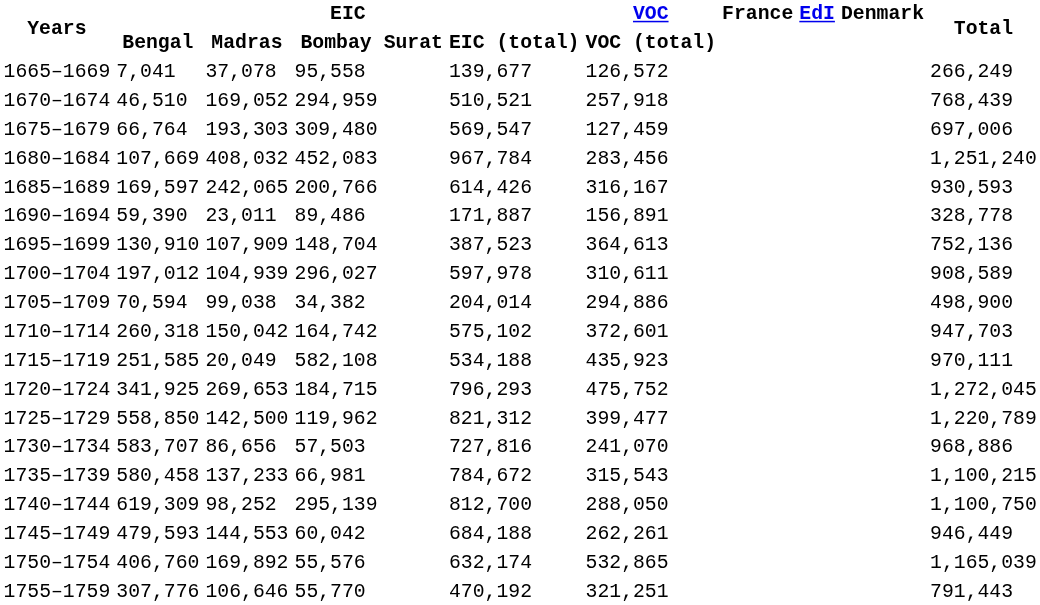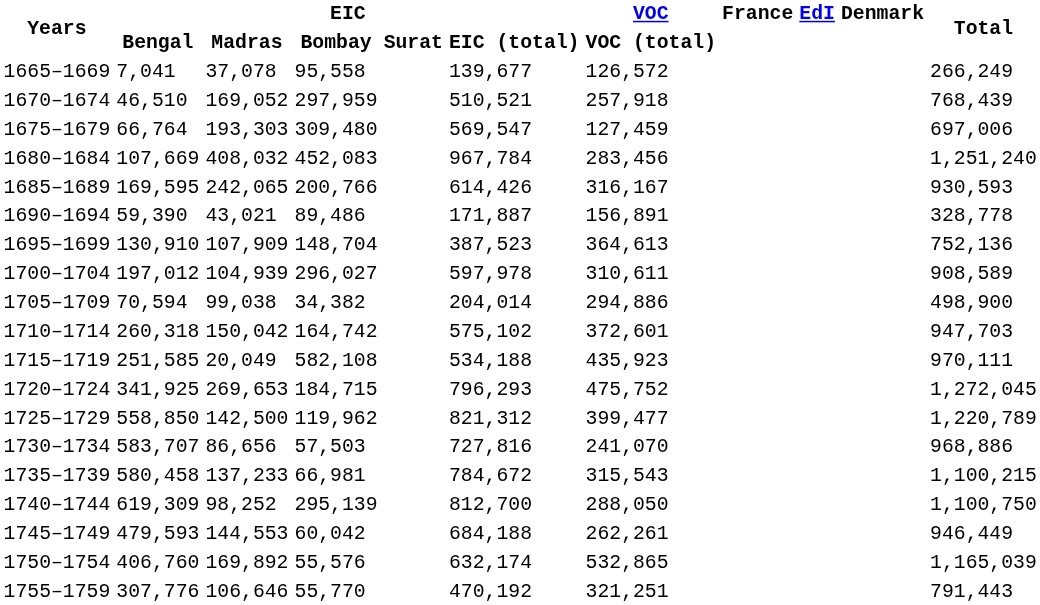(336, 101) 294,959 -> (336, 101) 297,959
(158, 187) 169,597 -> (158, 187) 169,595
(241, 216) 23,011 -> (241, 216) 43,021
